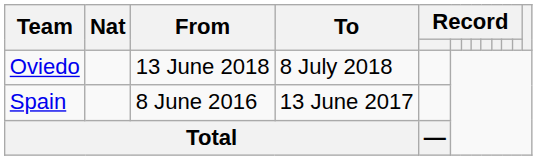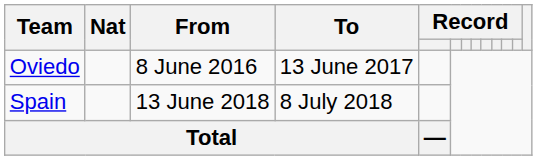(203, 67) 13 June 2018 -> (196, 67) 8 June 2016
(336, 67) 8 July 2018 -> (347, 67) 13 June 2017
(196, 102) 8 June 2016 -> (203, 102) 13 June 2018
(347, 102) 13 June 2017 -> (336, 102) 8 July 2018
